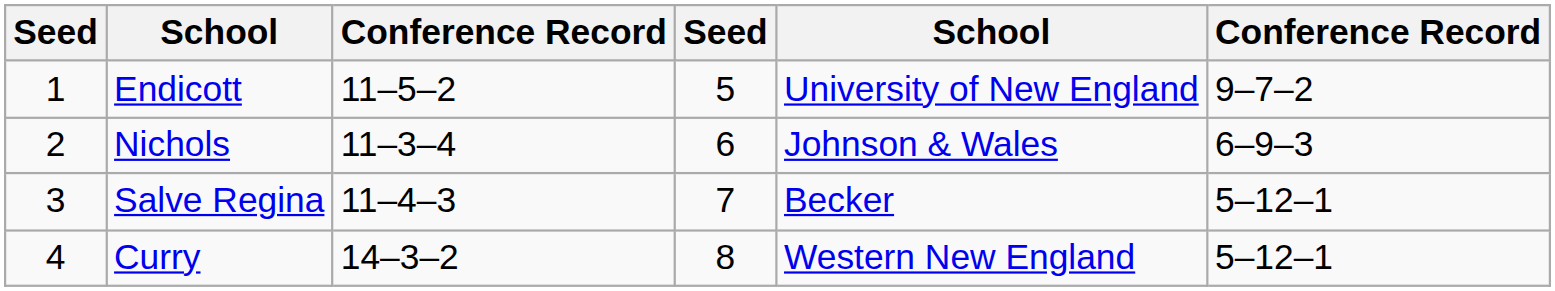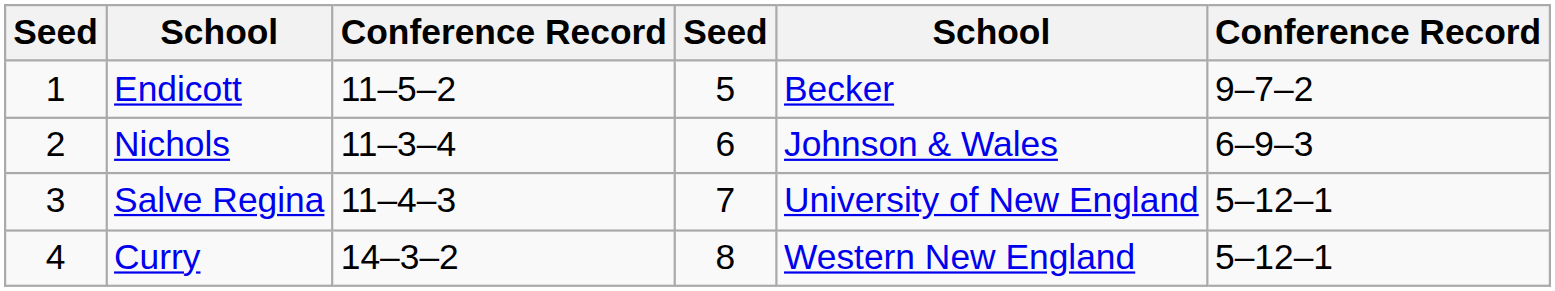(991, 88) University of New England -> (839, 88) Becker
(839, 200) Becker -> (991, 200) University of New England
